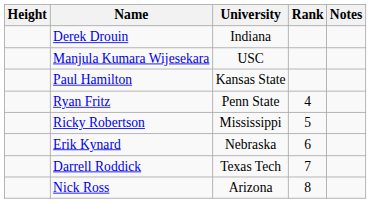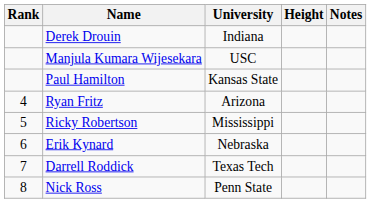columns swapped: (308, 15) <-> (27, 15)
(251, 101) Penn State -> (243, 101) Arizona
(251, 187) Arizona -> (243, 187) Penn State
